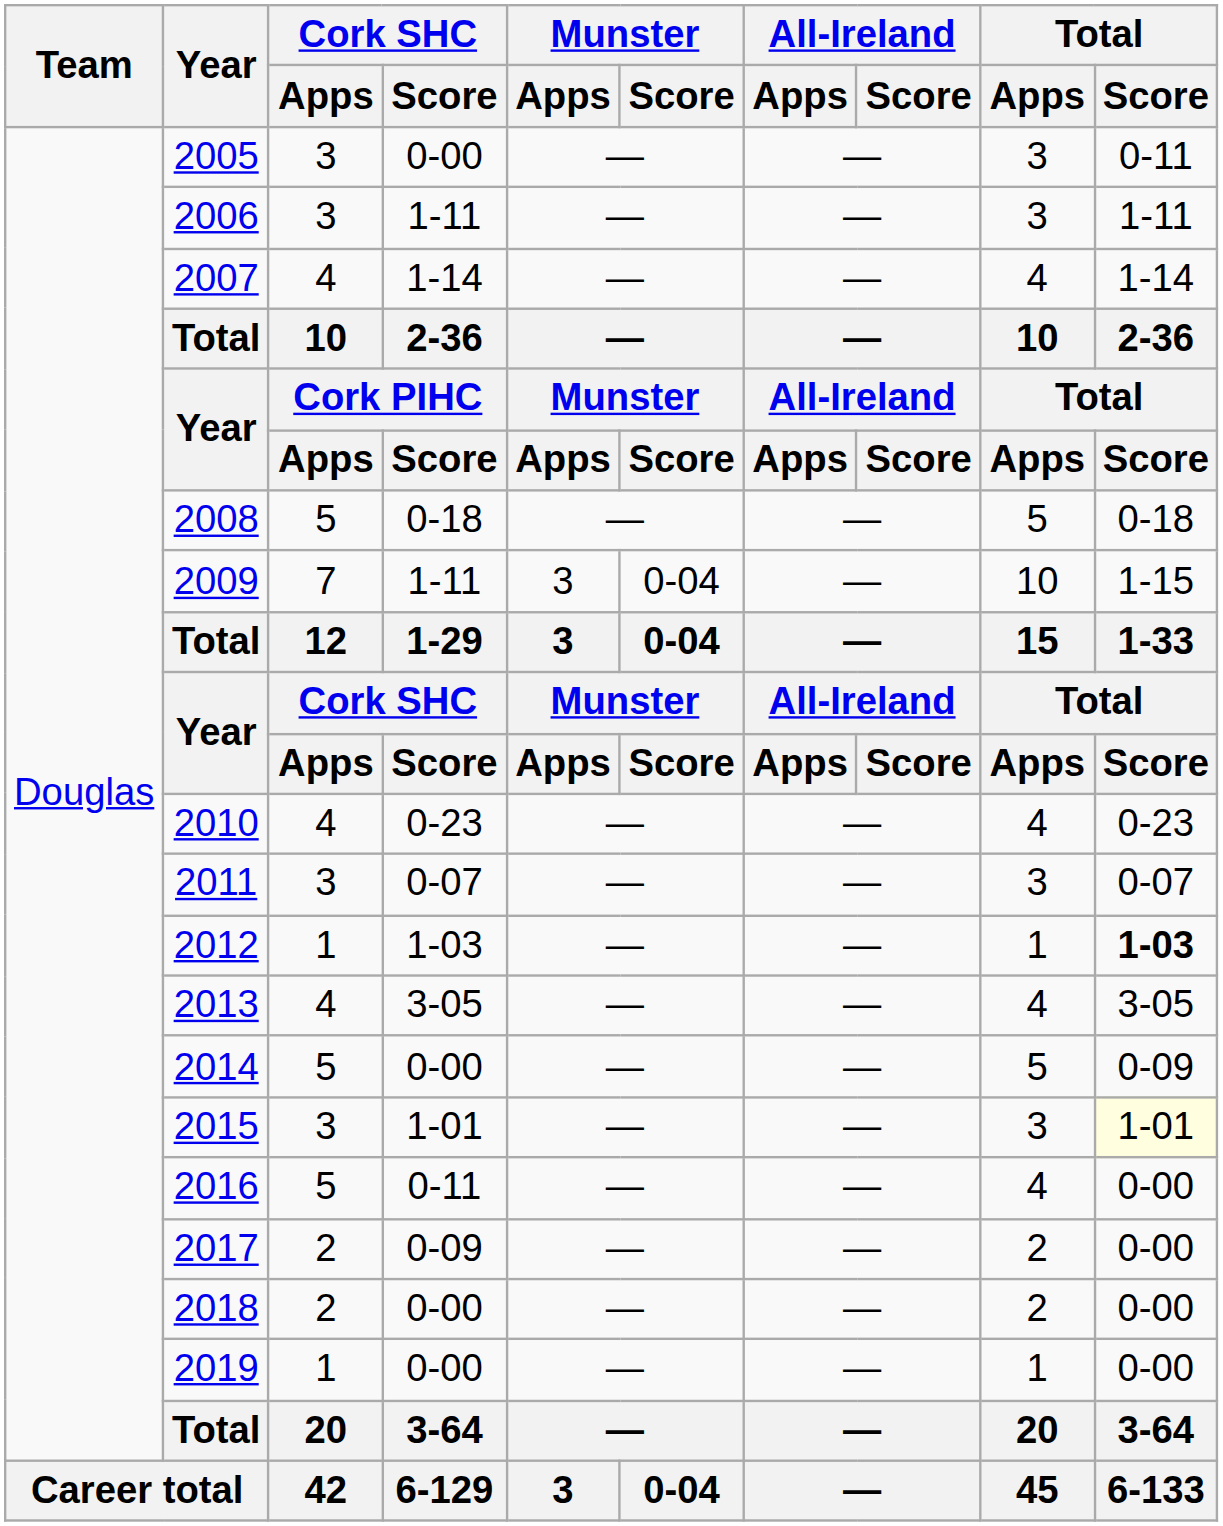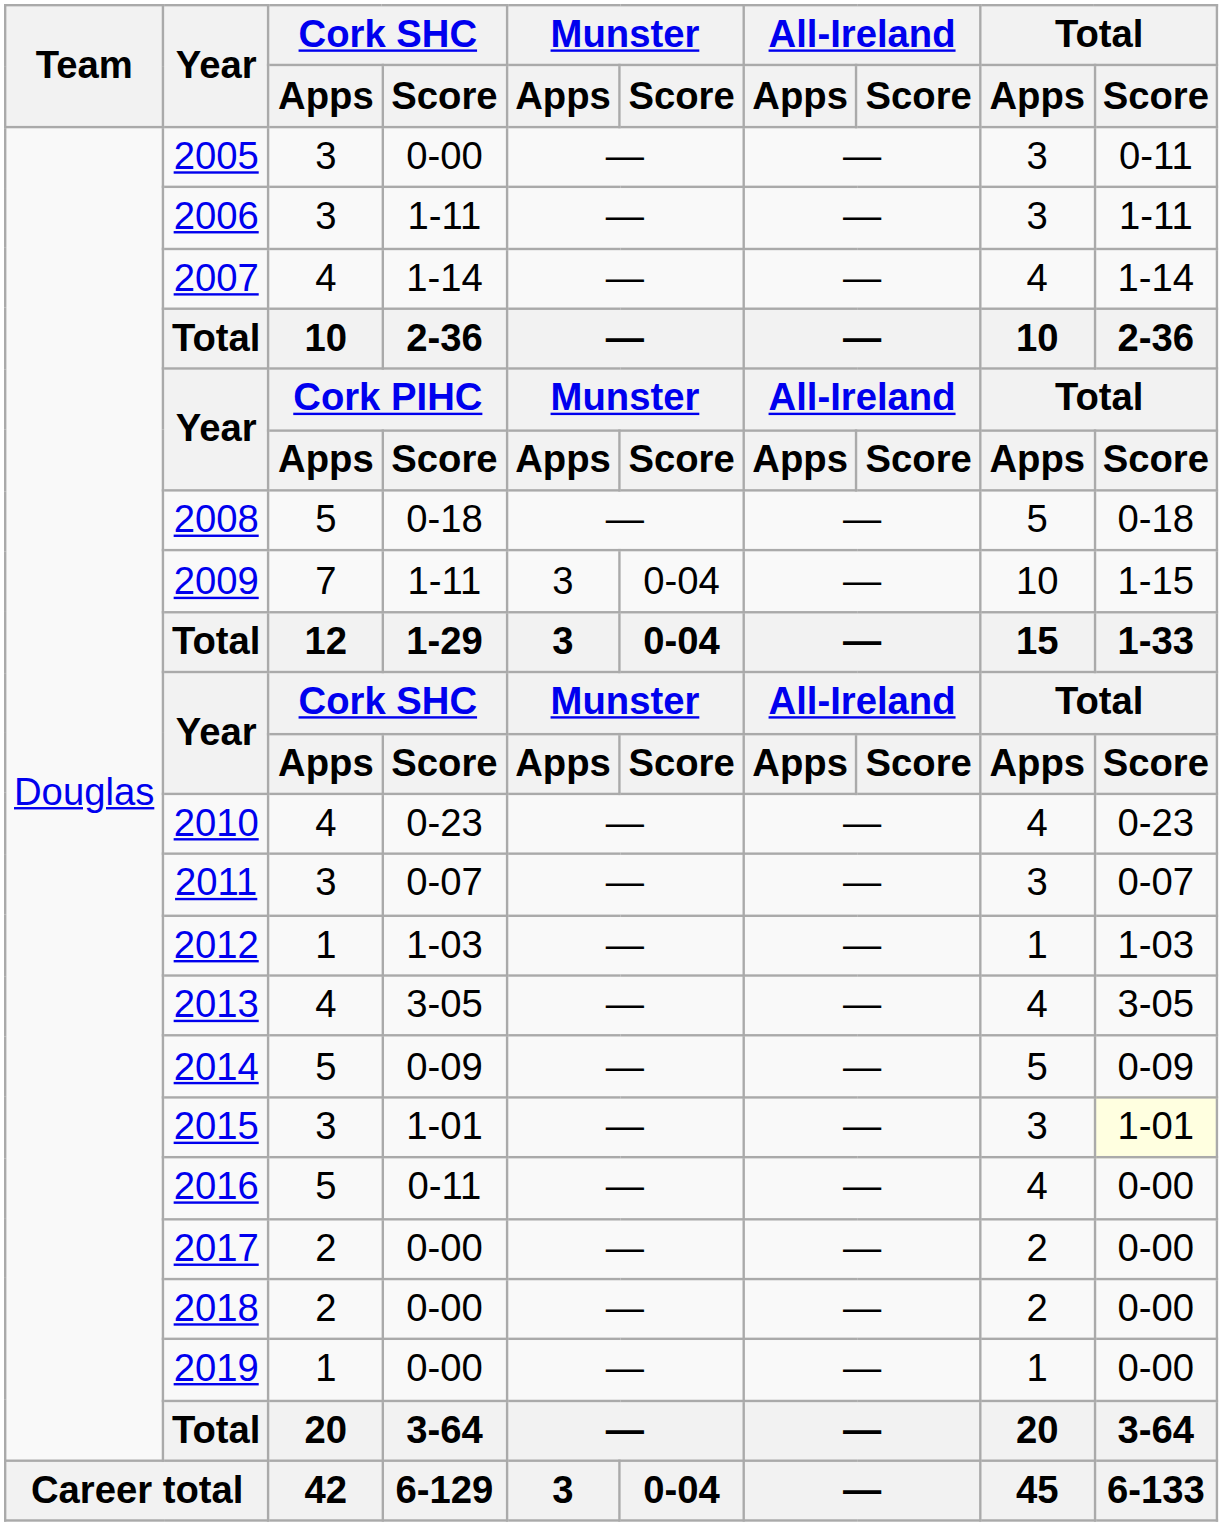(1156, 944) bold -> (1156, 944) normal
(444, 1065) 0-00 -> (444, 1065) 0-09
(444, 1247) 0-09 -> (444, 1247) 0-00
